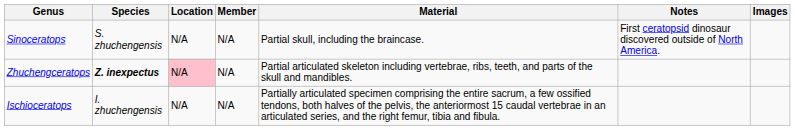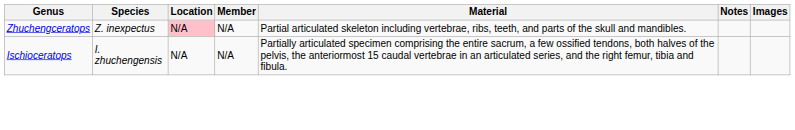- row: (36, 39)
(127, 72) bold -> (125, 28) normal
